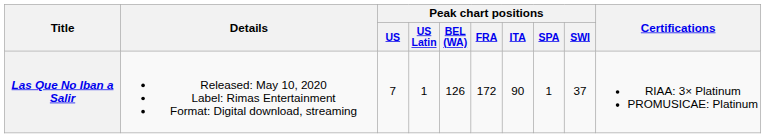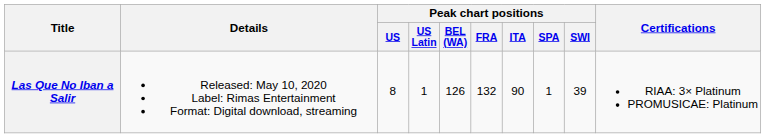(393, 91) 7 -> (393, 91) 8
(486, 91) 172 -> (486, 91) 132
(580, 91) 37 -> (580, 91) 39
